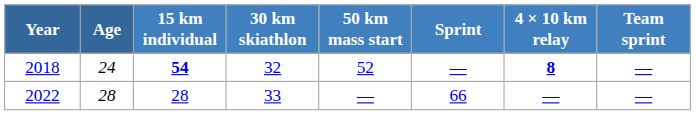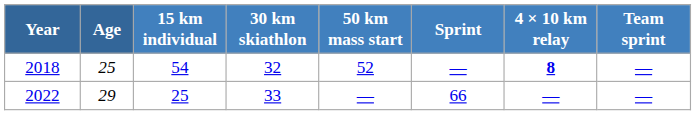(107, 67) 24 -> (107, 67) 25
(180, 67) bold -> (180, 67) normal
(107, 95) 28 -> (107, 95) 29
(180, 95) 28 -> (180, 95) 25
